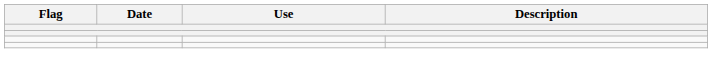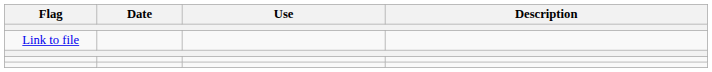+ row: (51, 40)
